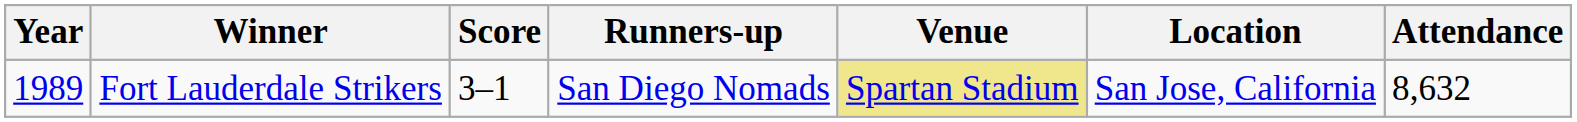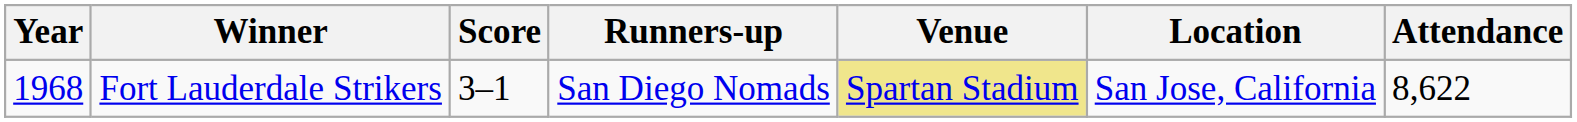(48, 87) 1989 -> (48, 87) 1968
(1432, 87) 8,632 -> (1432, 87) 8,622
